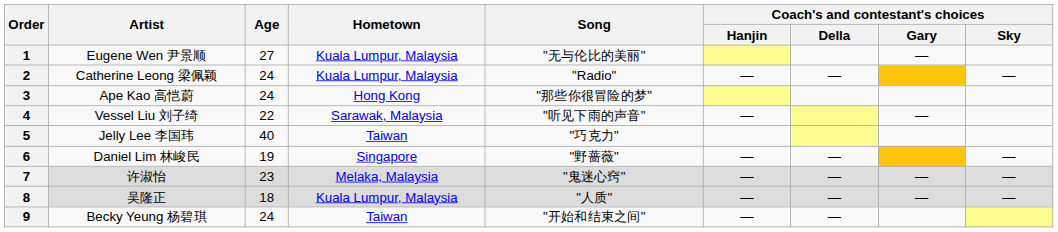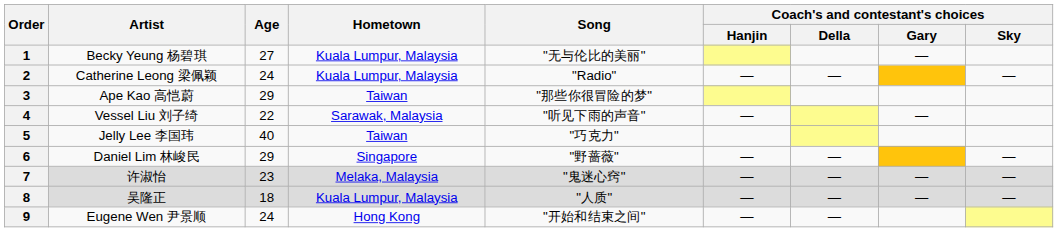(147, 55) Eugene Wen 尹景顺 -> (147, 55) Becky Yeung 杨碧琪
(267, 95) 24 -> (267, 95) 29
(387, 95) Hong Kong -> (387, 95) Taiwan
(267, 156) 19 -> (267, 156) 29
(147, 217) Becky Yeung 杨碧琪 -> (147, 217) Eugene Wen 尹景顺
(387, 217) Taiwan -> (387, 217) Hong Kong
